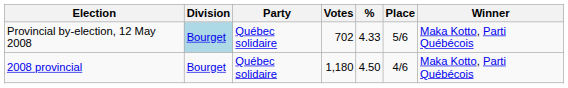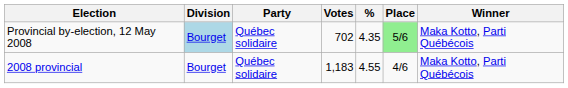(370, 37) 4.33 -> (370, 37) 4.35
(400, 37) no background -> (400, 37) lightgreen background
(339, 67) 1,180 -> (339, 67) 1,183
(370, 67) 4.50 -> (370, 67) 4.55
